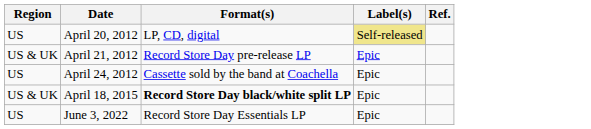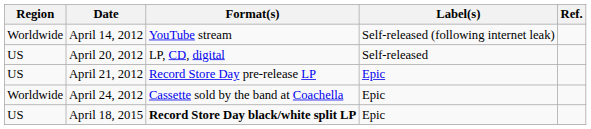+ row: (106, 34)
(390, 34) khaki background -> (395, 54) no background
(33, 54) US & UK -> (15, 74) US
(15, 74) US -> (35, 94) Worldwide
(33, 94) US & UK -> (15, 114) US
- row: (96, 114)
